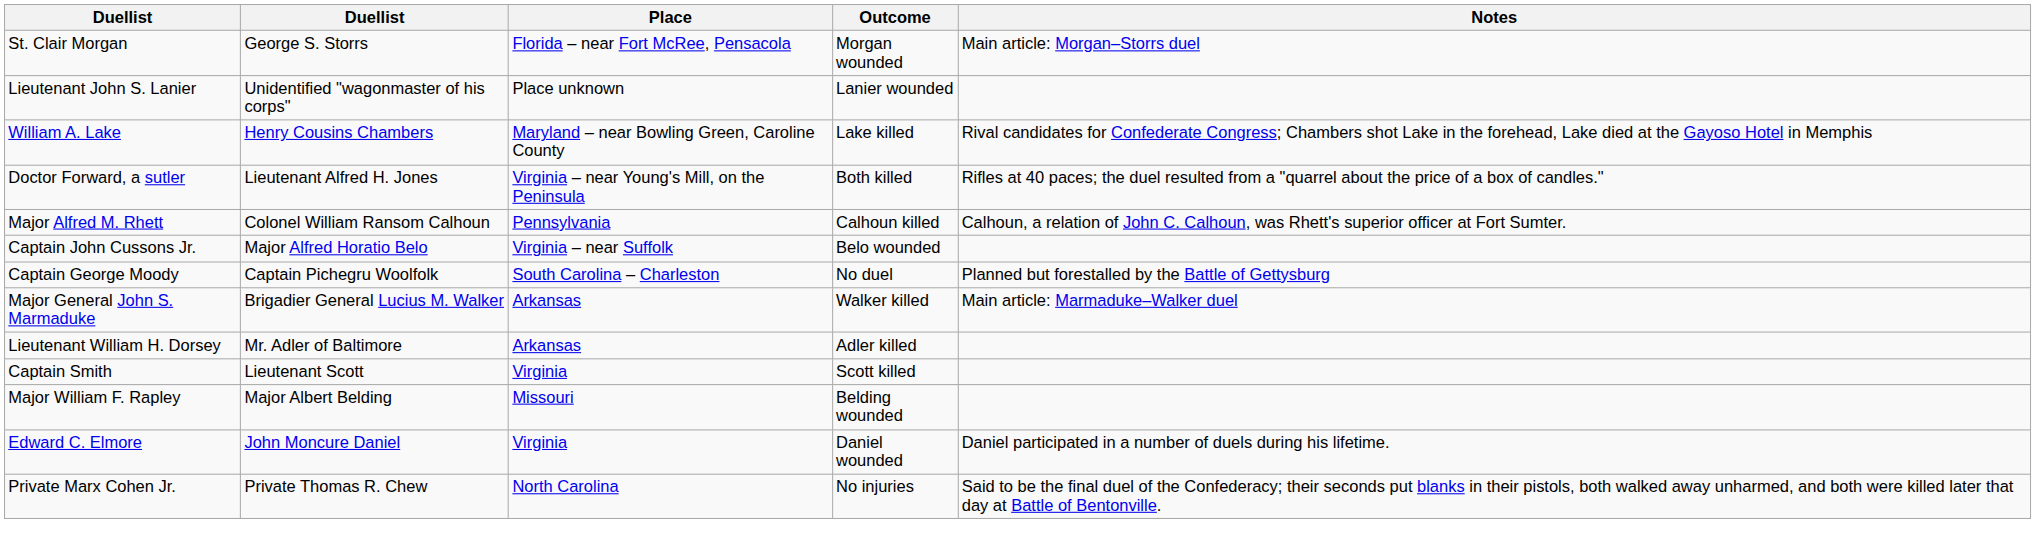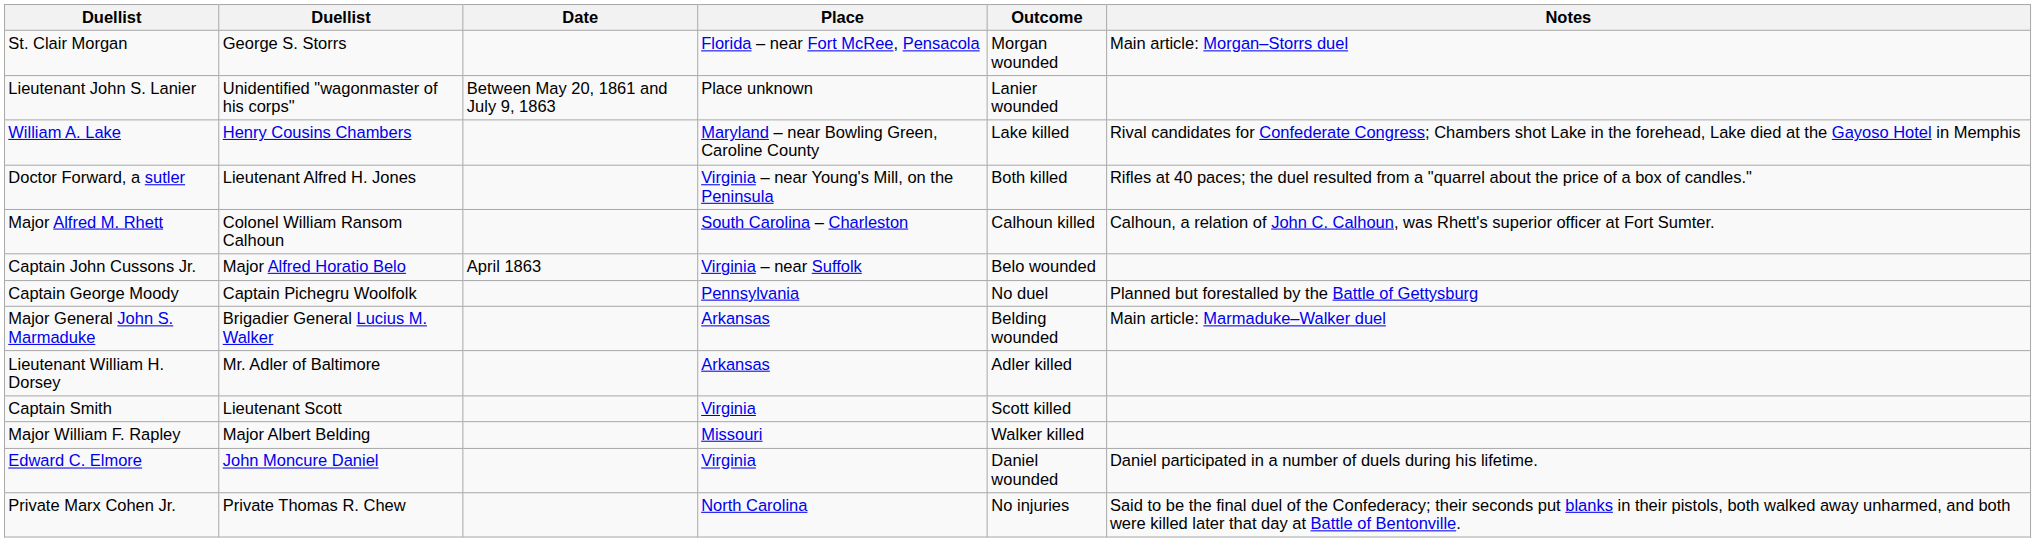+ column: (580, 17)
(561, 222) Pennsylvania -> (805, 222) South Carolina – Charleston
(616, 274) South Carolina – Charleston -> (750, 293) Pennsylvania
(882, 300) Walker killed -> (1025, 328) Belding wounded
(869, 407) Belding wounded -> (1038, 434) Walker killed
